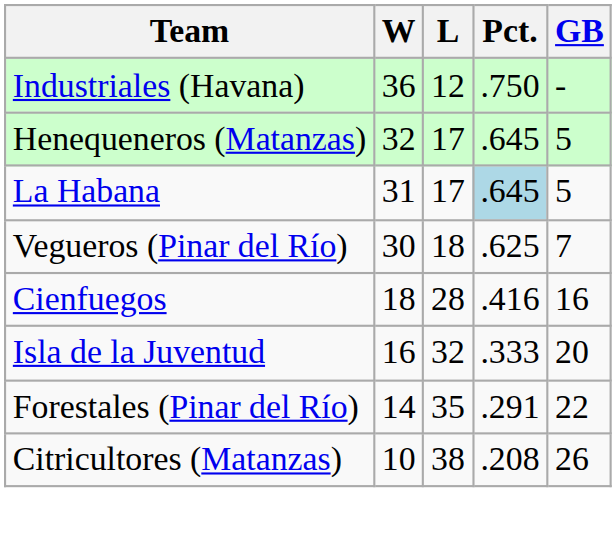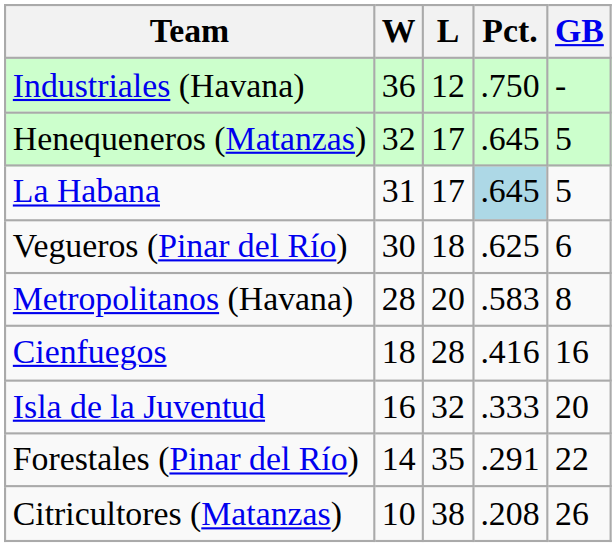(564, 245) 7 -> (564, 245) 6
+ row: (183, 298)
